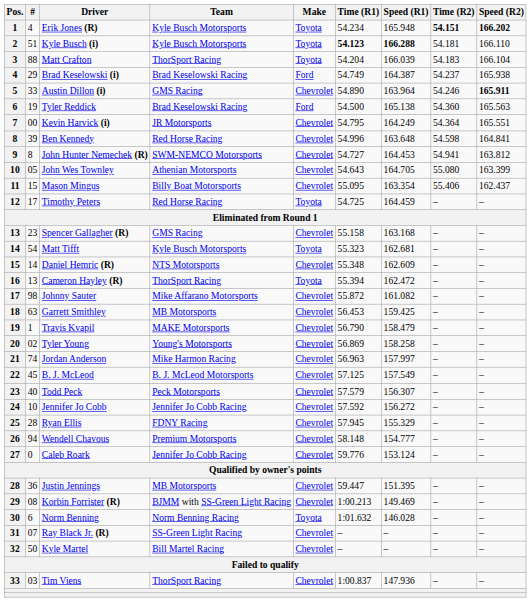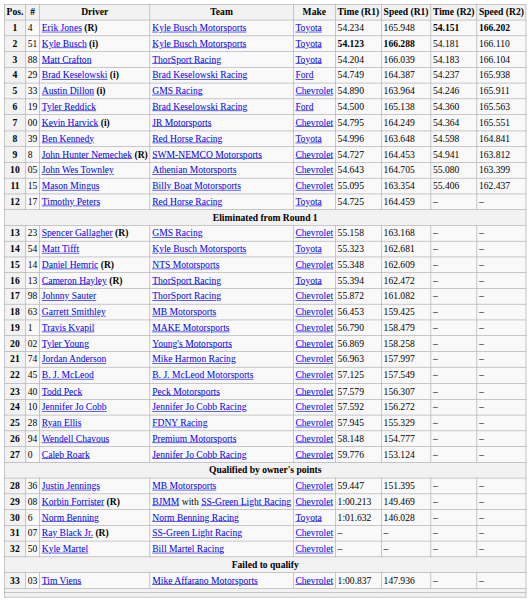(494, 91) bold -> (494, 91) normal
(314, 138) Chevrolet -> (309, 138) Toyota
(205, 296) Mike Affarano Motorsports -> (187, 296) ThorSport Racing
(187, 580) ThorSport Racing -> (205, 580) Mike Affarano Motorsports
